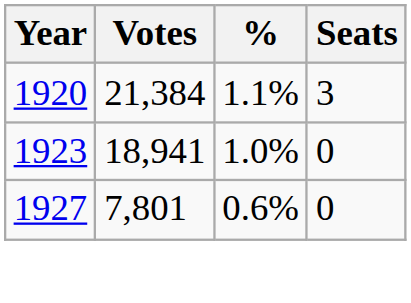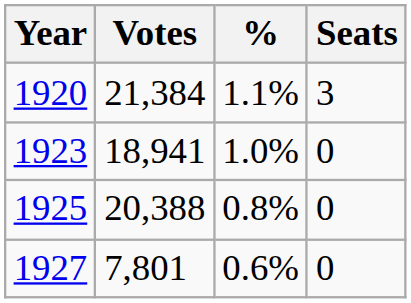+ row: (50, 208)
